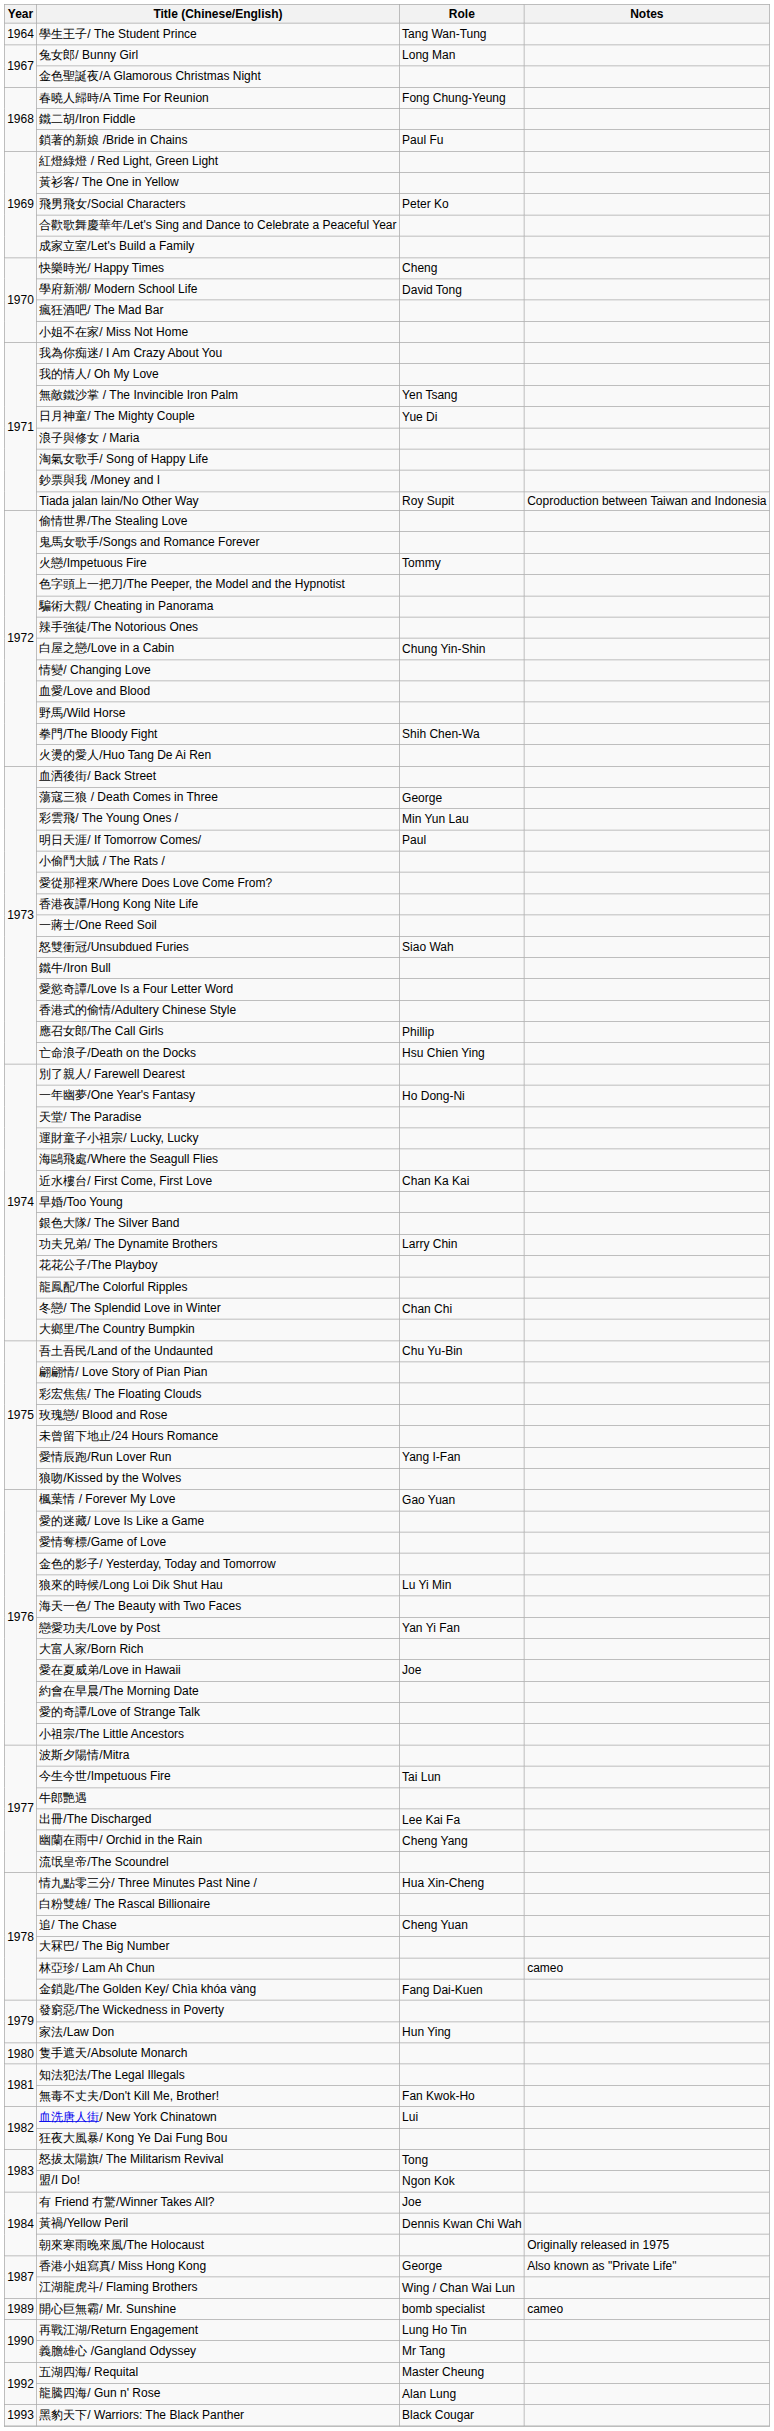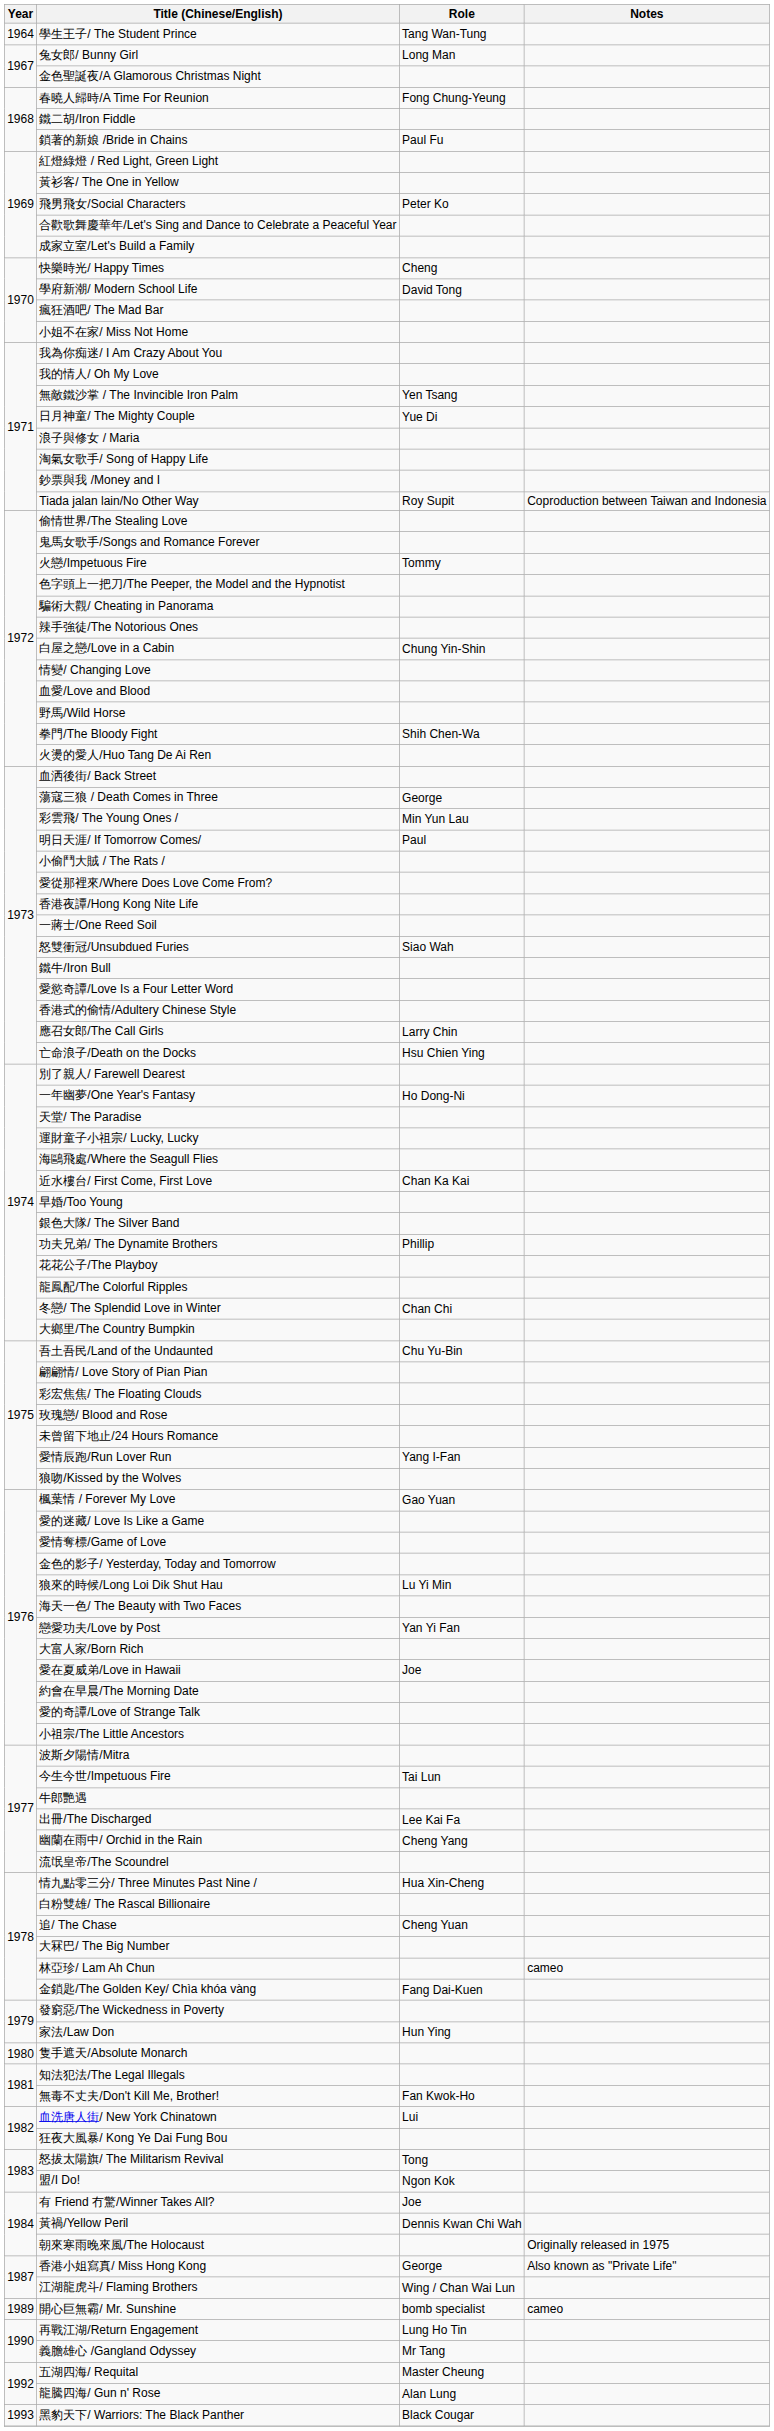(418, 1032) Phillip -> (430, 1032) Larry Chin
(430, 1244) Larry Chin -> (418, 1244) Phillip
